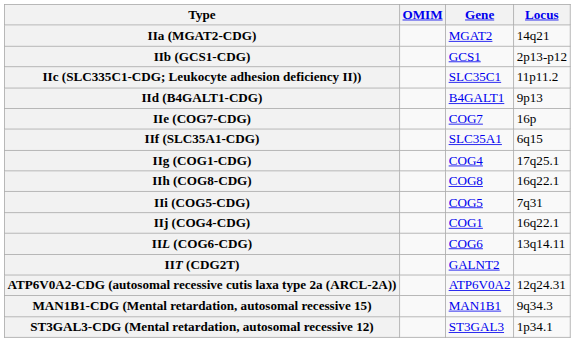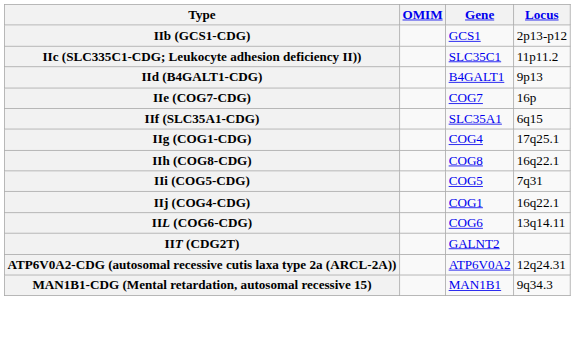- row: (202, 35)
- row: (202, 327)
